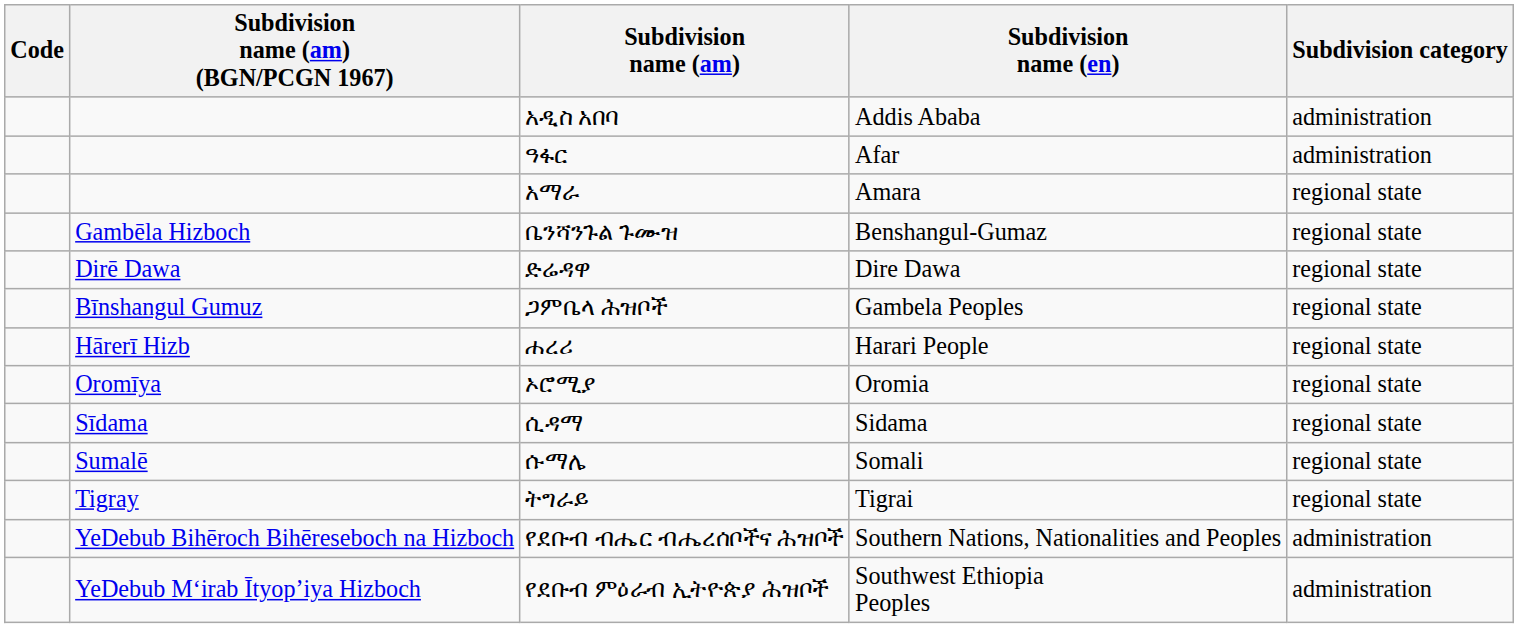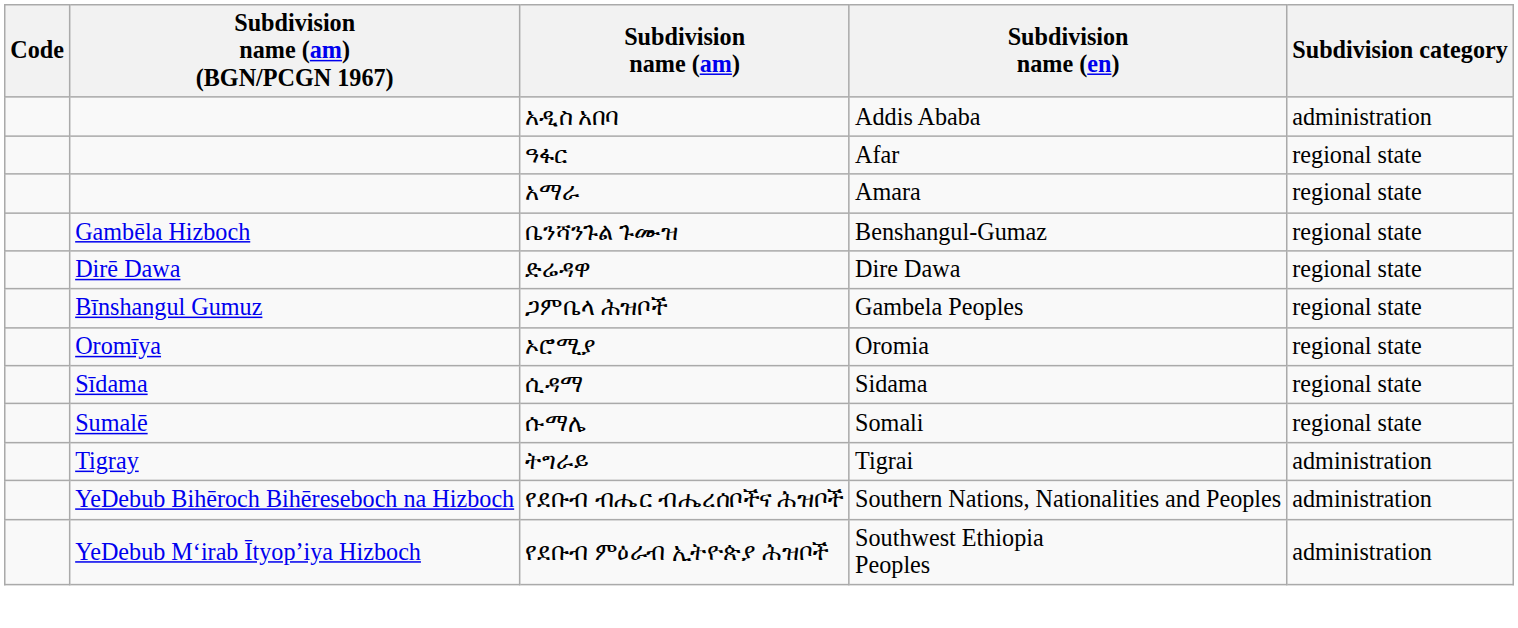(1362, 154) administration -> (1357, 154) regional state
- row: (549, 346)
(1357, 499) regional state -> (1362, 461) administration
